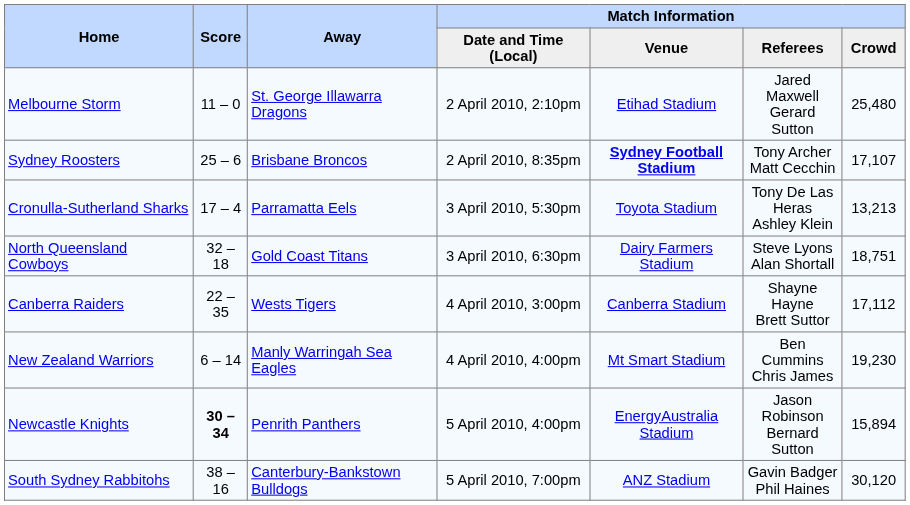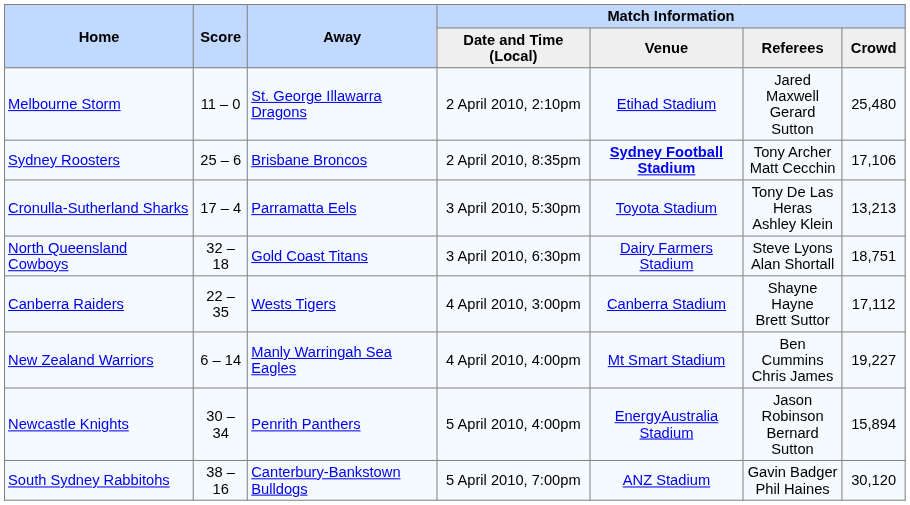(874, 160) 17,107 -> (874, 160) 17,106
(874, 360) 19,230 -> (874, 360) 19,227
(221, 424) bold -> (221, 424) normal
